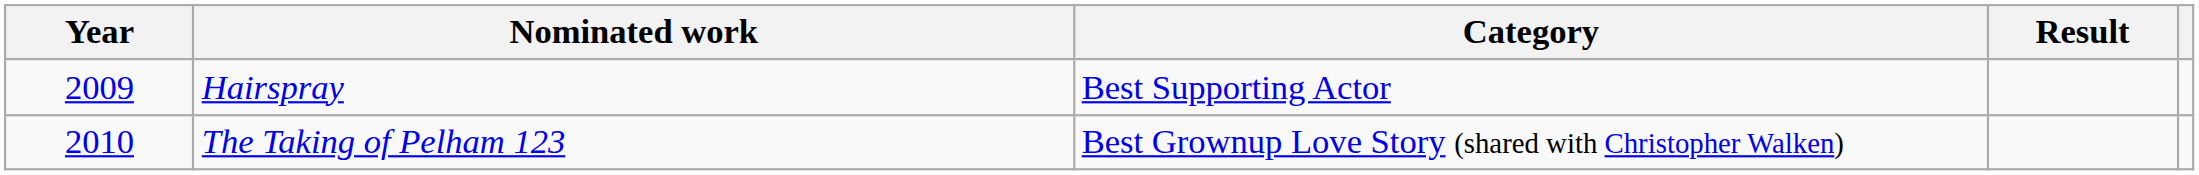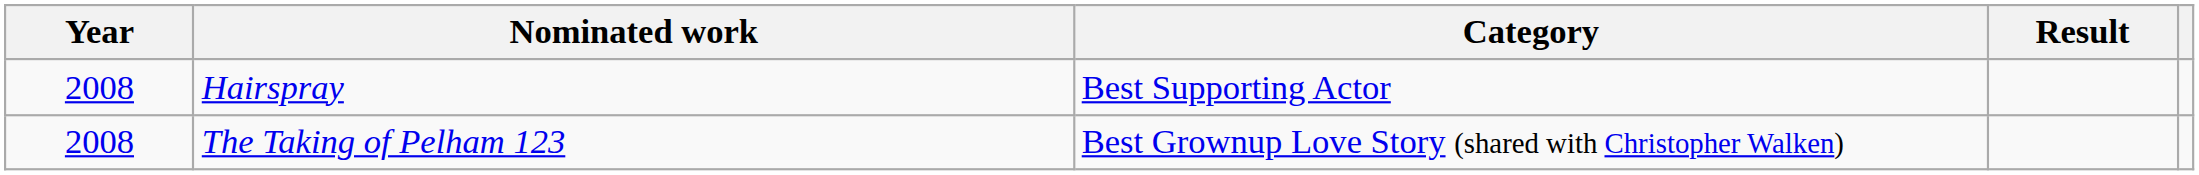(99, 86) 2009 -> (99, 86) 2008
(99, 141) 2010 -> (99, 141) 2008
